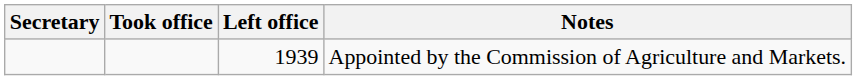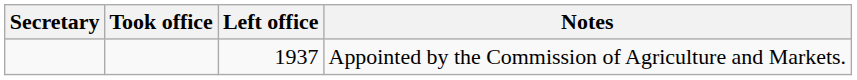(297, 56) 1939 -> (297, 56) 1937
